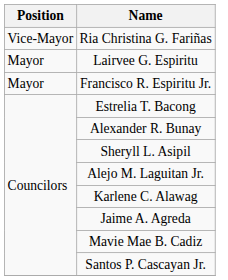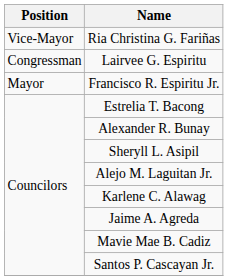(26, 61) Mayor -> (45, 61) Congressman
